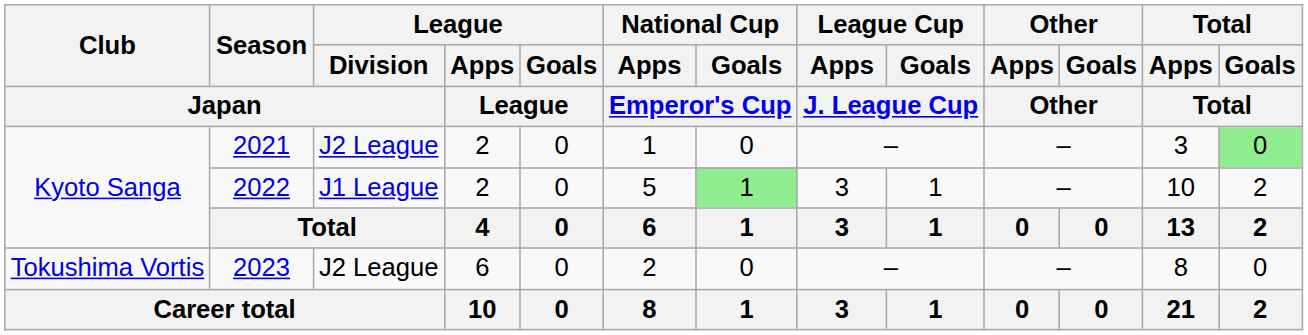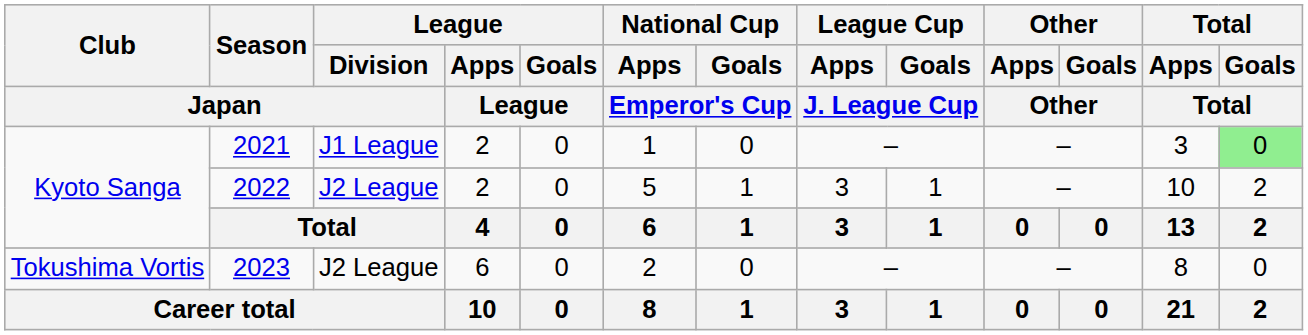(379, 146) J2 League -> (379, 146) J1 League
(379, 187) J1 League -> (379, 187) J2 League
(747, 187) lightgreen background -> (747, 187) no background
